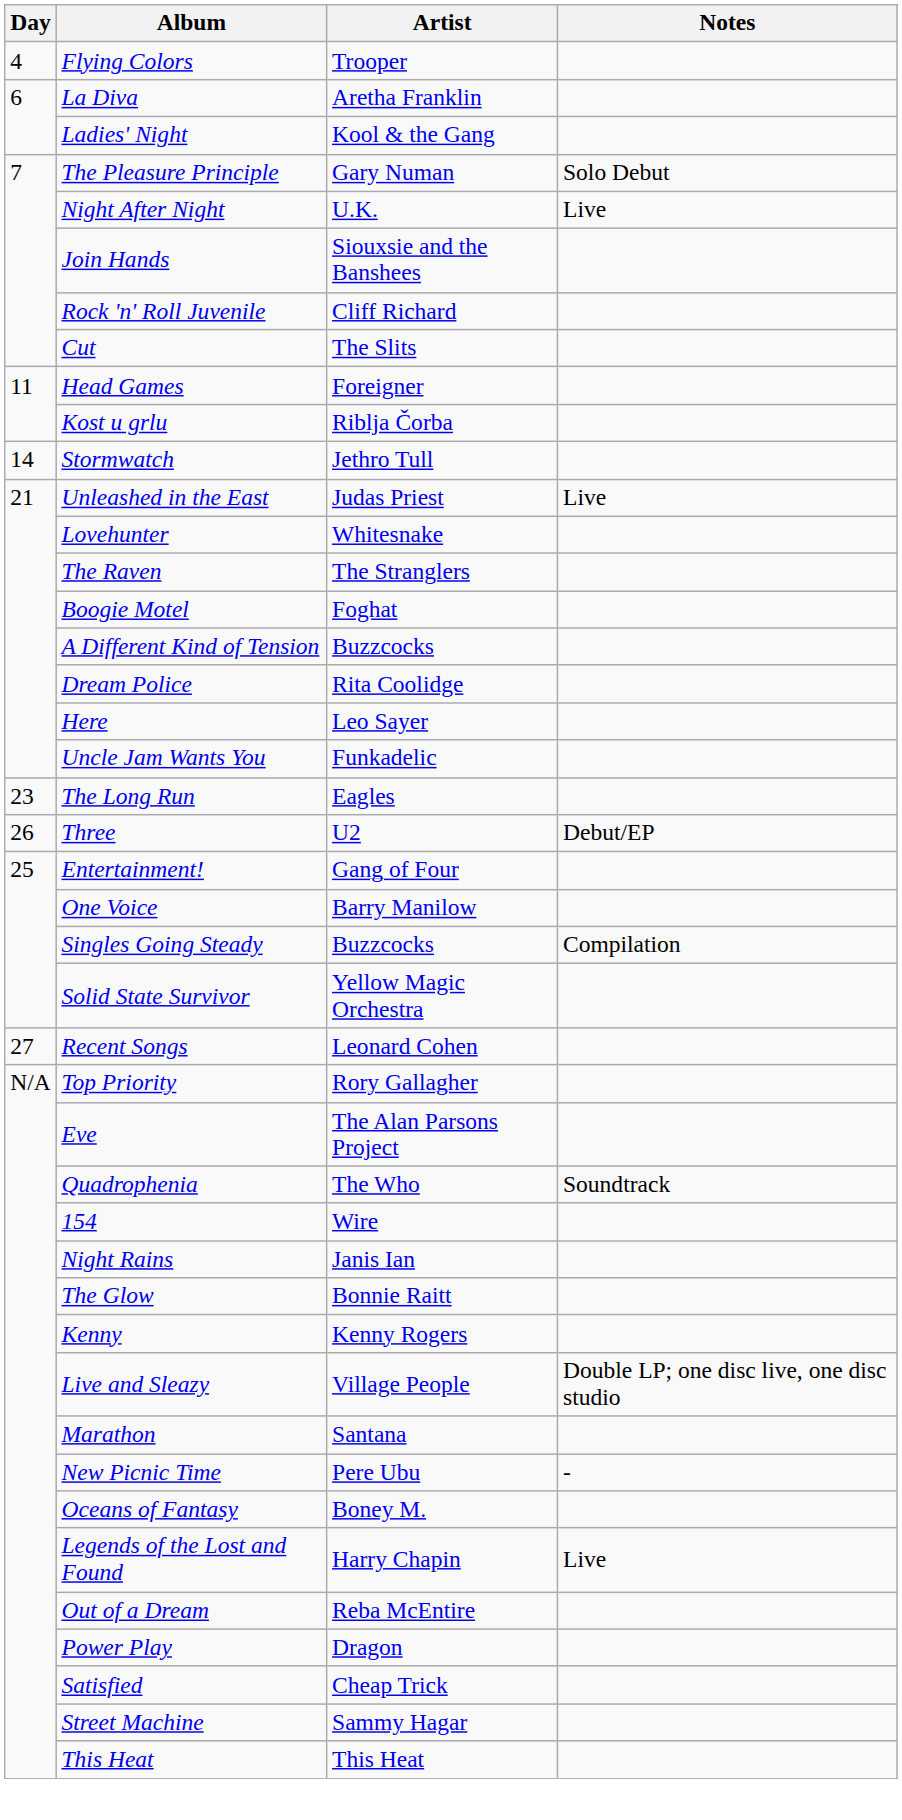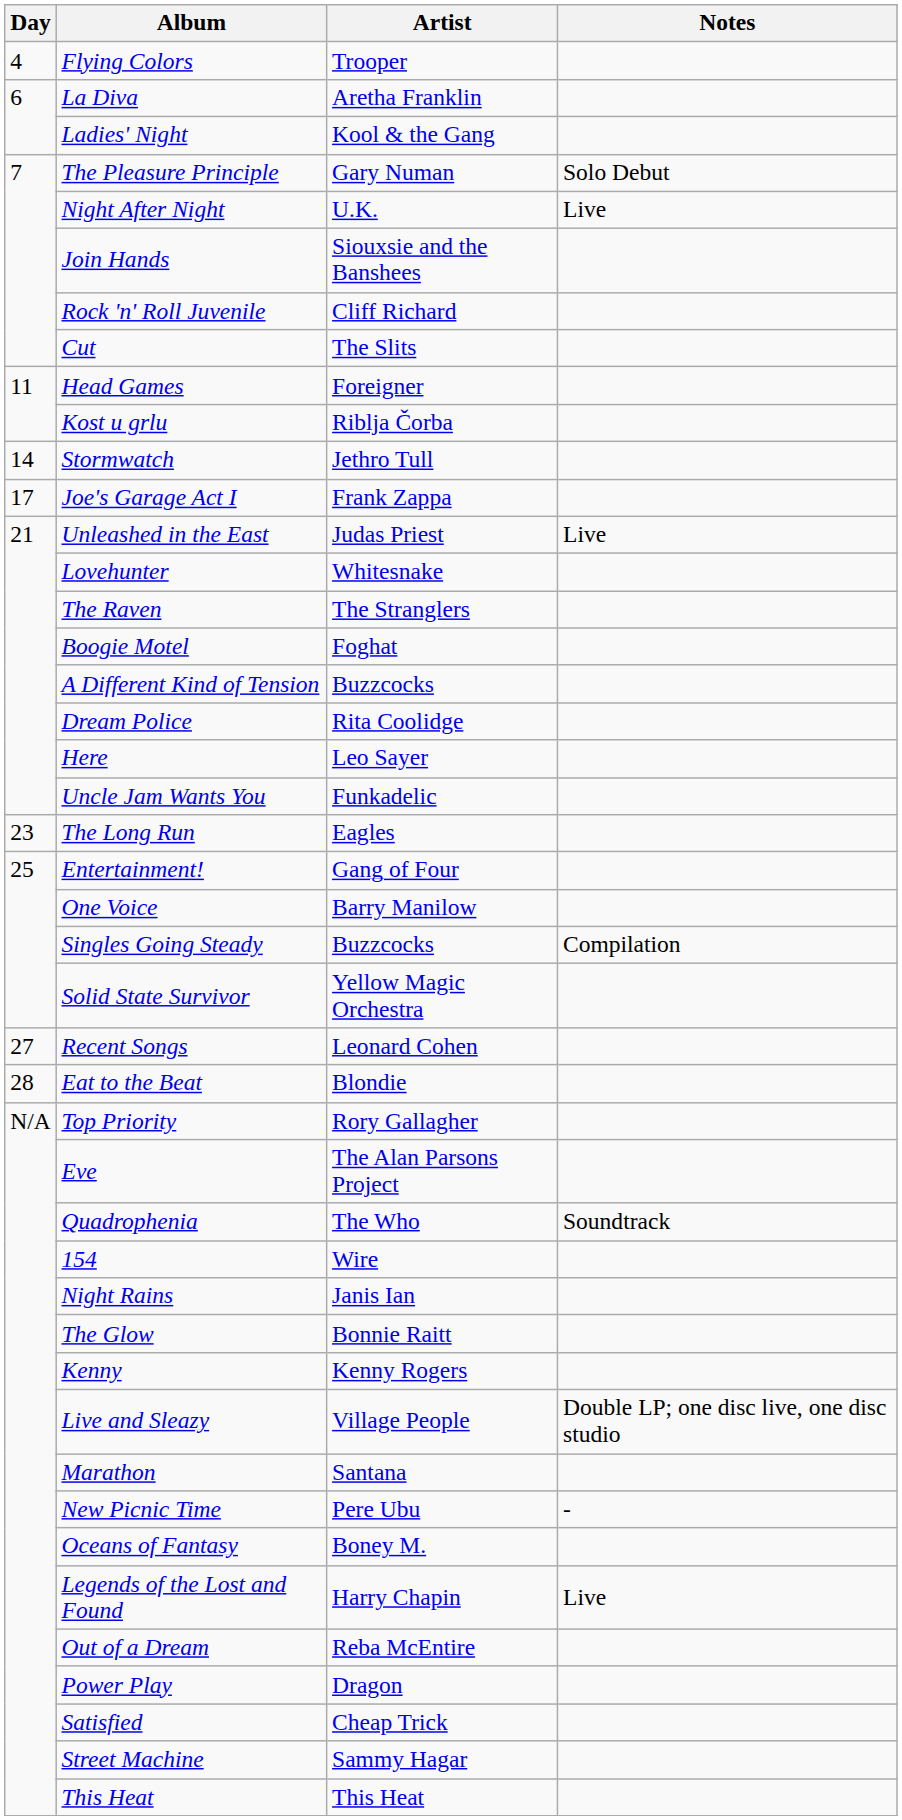+ row: (149, 497)
- row: (89, 832)
+ row: (132, 1083)
